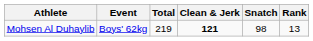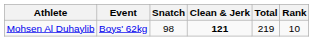columns swapped: (261, 13) <-> (164, 13)
(294, 28) 13 -> (294, 28) 10
